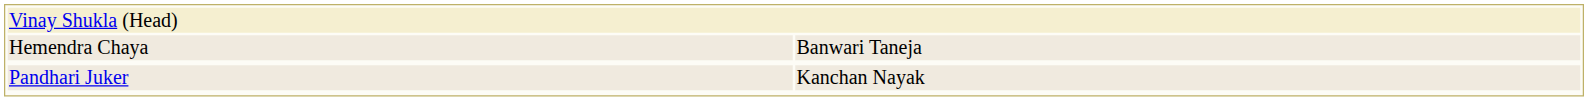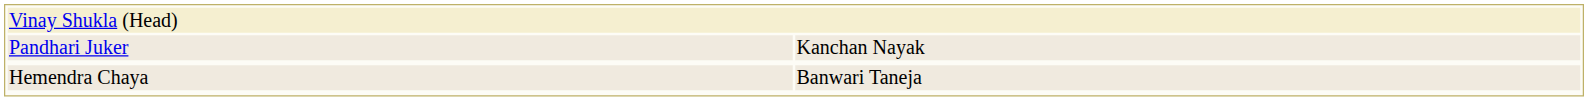rows swapped: (69, 77) <-> (79, 47)
